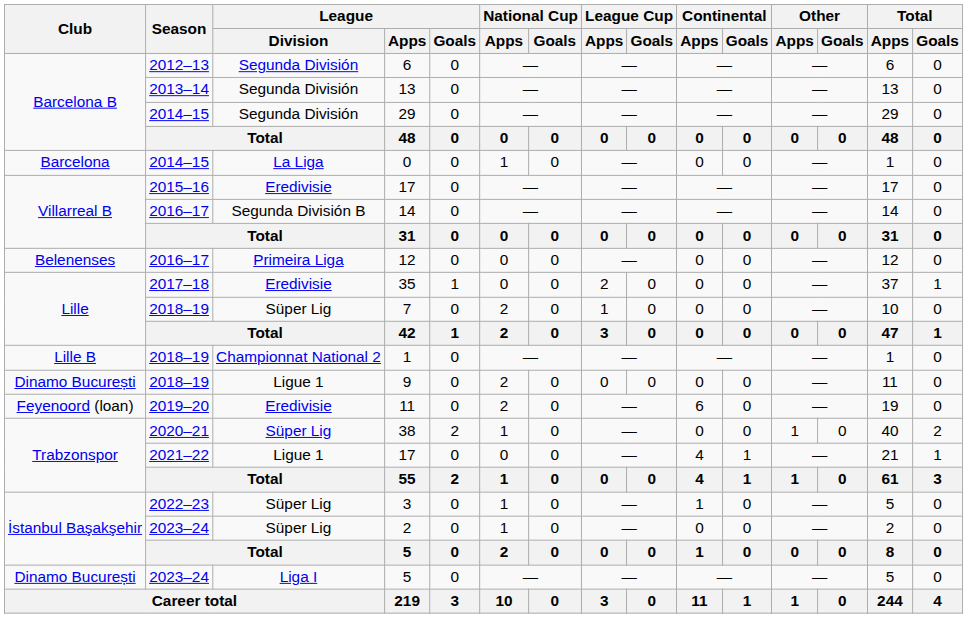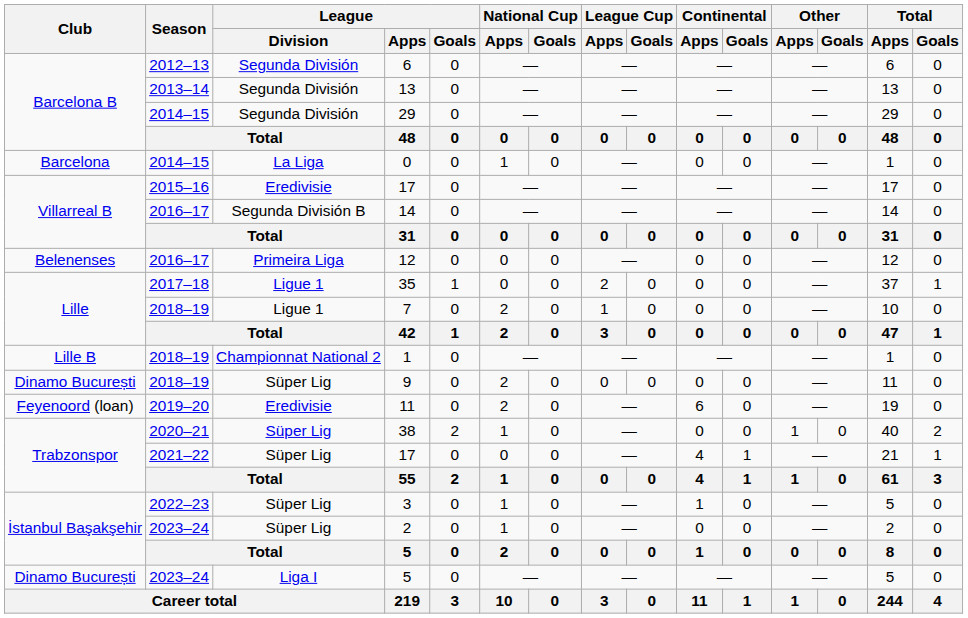(298, 284) Eredivisie -> (298, 284) Ligue 1
(298, 308) Süper Lig -> (298, 308) Ligue 1
(298, 382) Ligue 1 -> (298, 382) Süper Lig
(298, 455) Ligue 1 -> (298, 455) Süper Lig
